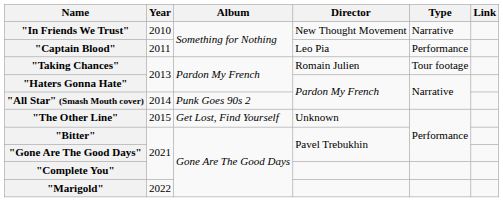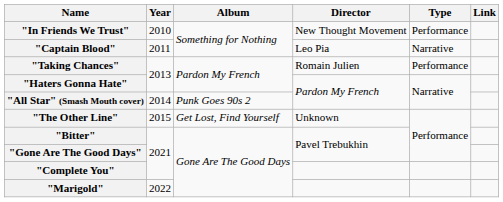(433, 30) Narrative -> (440, 30) Performance
(440, 48) Performance -> (433, 48) Narrative
(440, 65) Tour footage -> (440, 65) Performance
